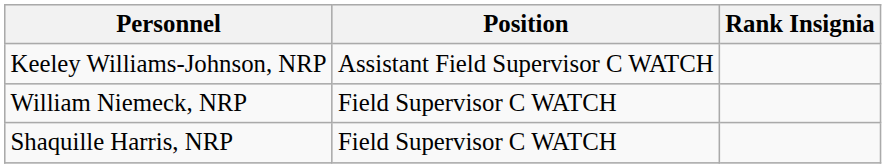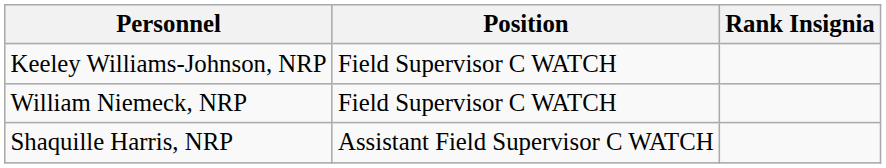(526, 63) Assistant Field Supervisor C WATCH -> (477, 63) Field Supervisor C WATCH
(477, 142) Field Supervisor C WATCH -> (526, 142) Assistant Field Supervisor C WATCH
